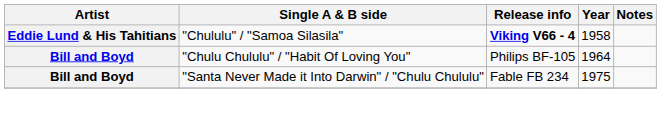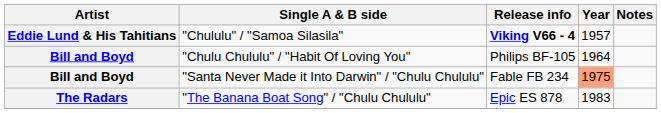(596, 35) 1958 -> (596, 35) 1957
(596, 77) no background -> (596, 77) lightsalmon background
+ row: (307, 98)
